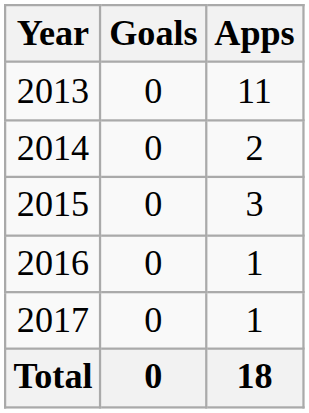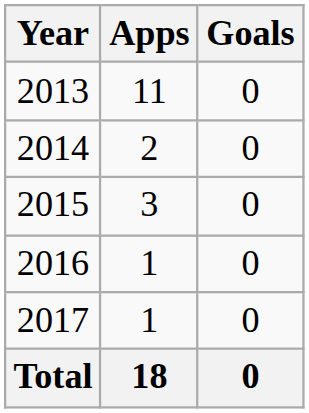columns swapped: (254, 33) <-> (153, 33)
